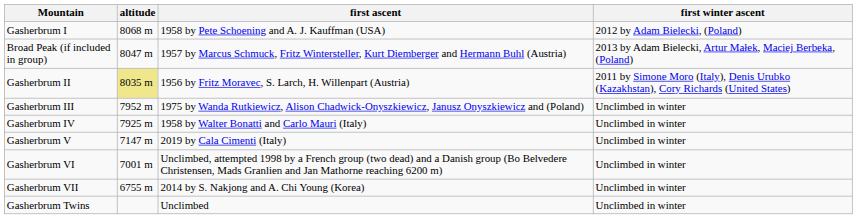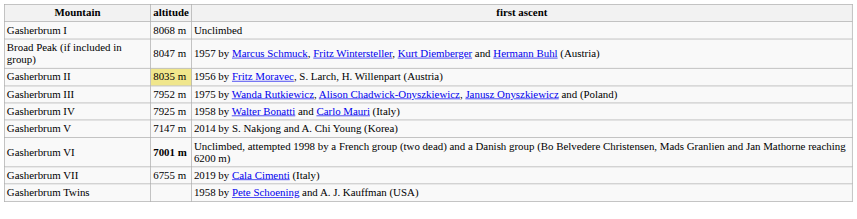- column: (723, 13)
(273, 30) 1958 by Pete Schoening and A. J. Kauffman (USA) -> (218, 30) Unclimbed
(223, 141) 2019 by Cala Cimenti (Italy) -> (296, 128) 2014 by S. Nakjong and A. Chi Young (Korea)
(136, 164) normal -> (170, 152) bold
(262, 187) 2014 by S. Nakjong and A. Chi Young (Korea) -> (257, 175) 2019 by Cala Cimenti (Italy)
(185, 205) Unclimbed -> (306, 192) 1958 by Pete Schoening and A. J. Kauffman (USA)
